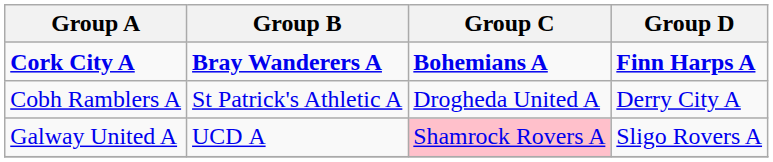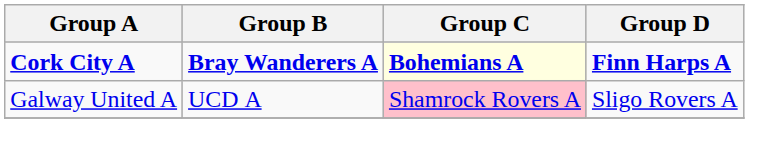(481, 61) no background -> (456, 61) lightyellow background
- row: (96, 99)
